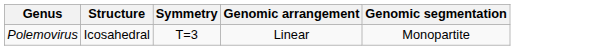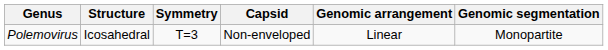+ column: (267, 14)
